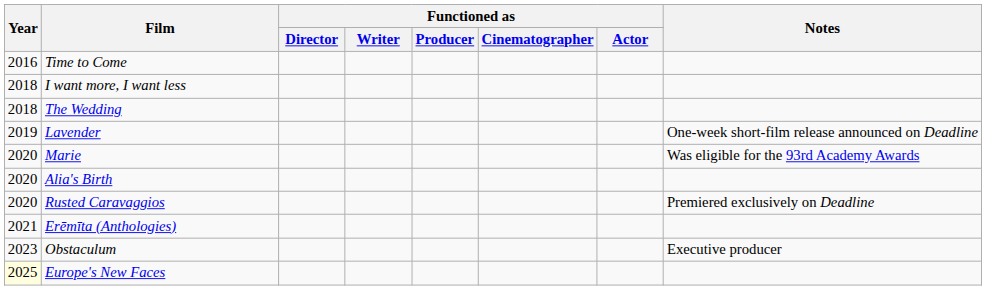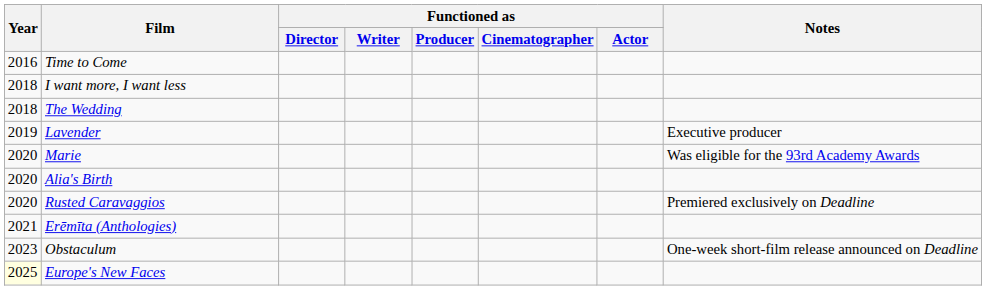(822, 132) One-week short-film release announced on Deadline -> (724, 132) Executive producer
(724, 249) Executive producer -> (822, 249) One-week short-film release announced on Deadline
